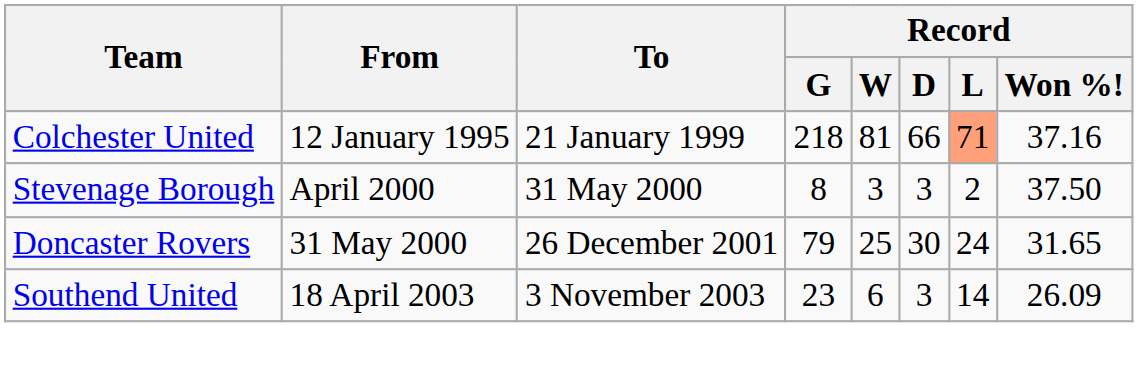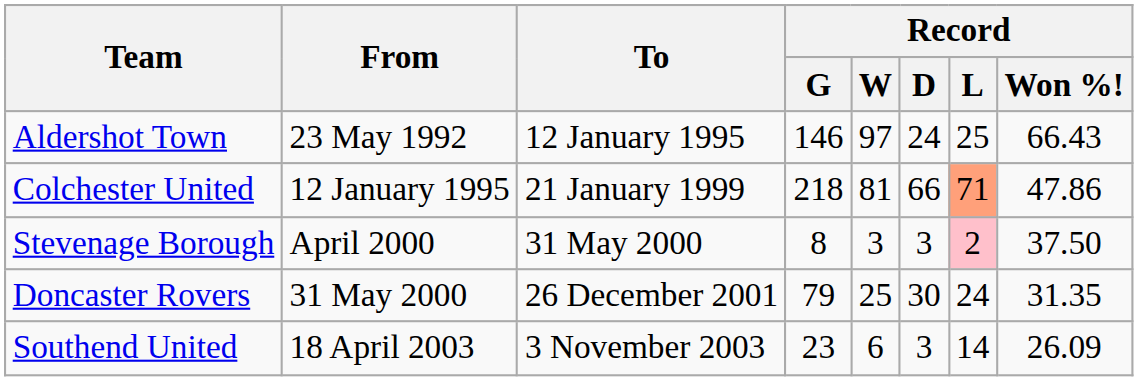+ row: (120, 136)
(1064, 136) 37.16 -> (1064, 189) 47.86
(973, 189) no background -> (973, 242) pink background
(1064, 242) 31.65 -> (1064, 294) 31.35
